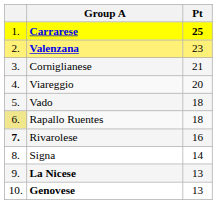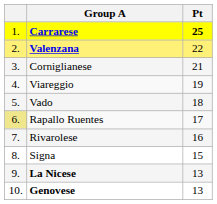(198, 48) 23 -> (198, 48) 22
(198, 84) 20 -> (198, 84) 19
(198, 119) 18 -> (198, 119) 17
(16, 137) bold -> (16, 137) normal
(198, 155) 14 -> (198, 155) 15
